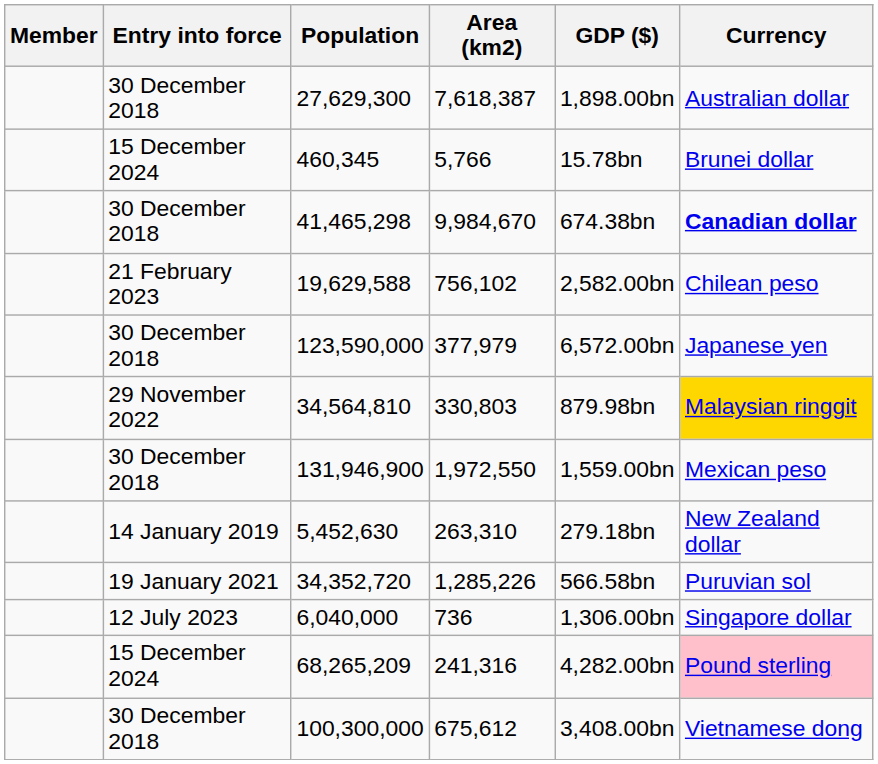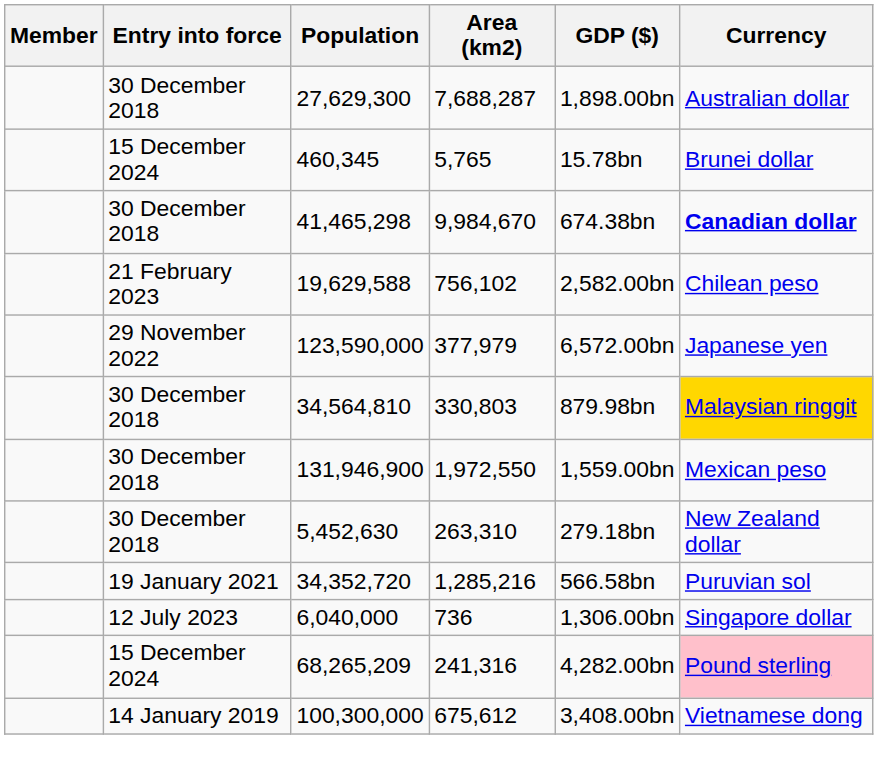(485, 97) 7,618,387 -> (485, 97) 7,688,287
(463, 159) 5,766 -> (463, 159) 5,765
(177, 345) 30 December 2018 -> (177, 345) 29 November 2022
(177, 407) 29 November 2022 -> (177, 407) 30 December 2018
(194, 531) 14 January 2019 -> (177, 531) 30 December 2018
(485, 580) 1,285,226 -> (485, 580) 1,285,216
(177, 728) 30 December 2018 -> (194, 715) 14 January 2019
